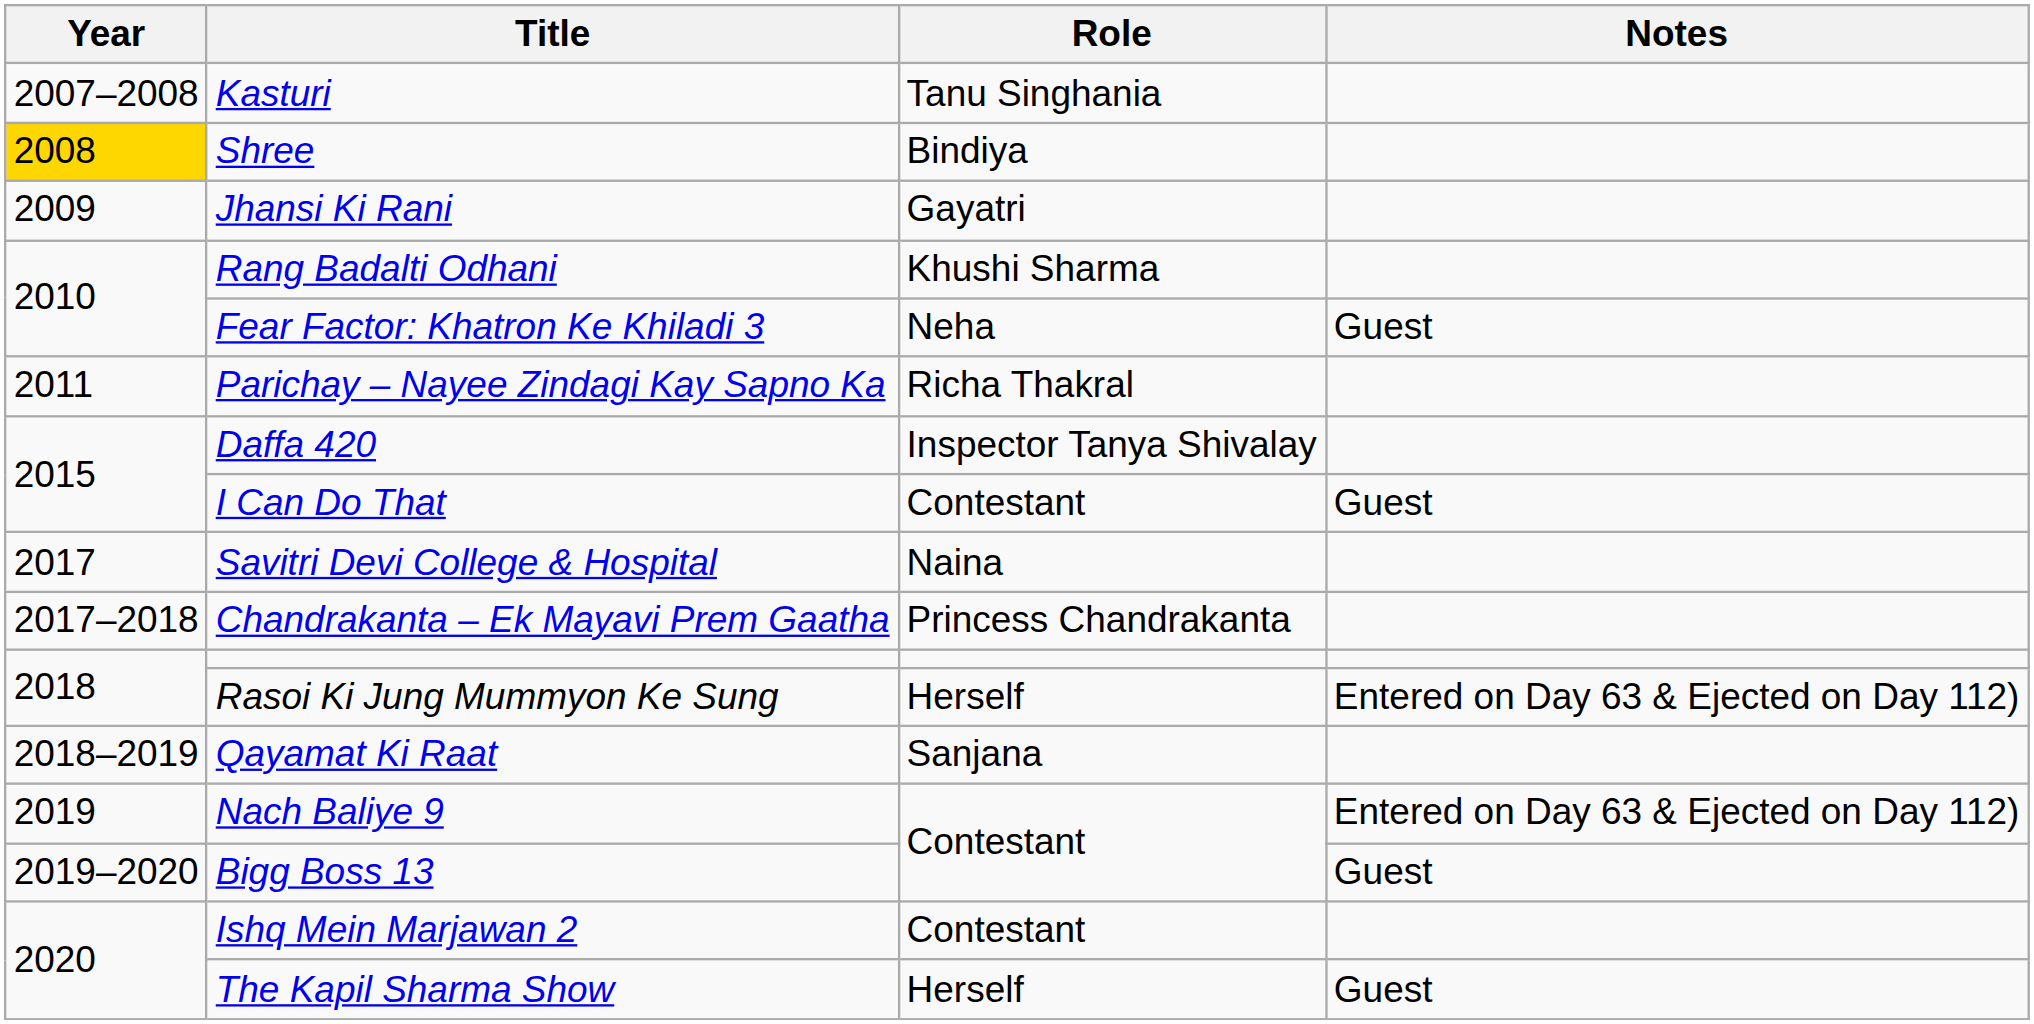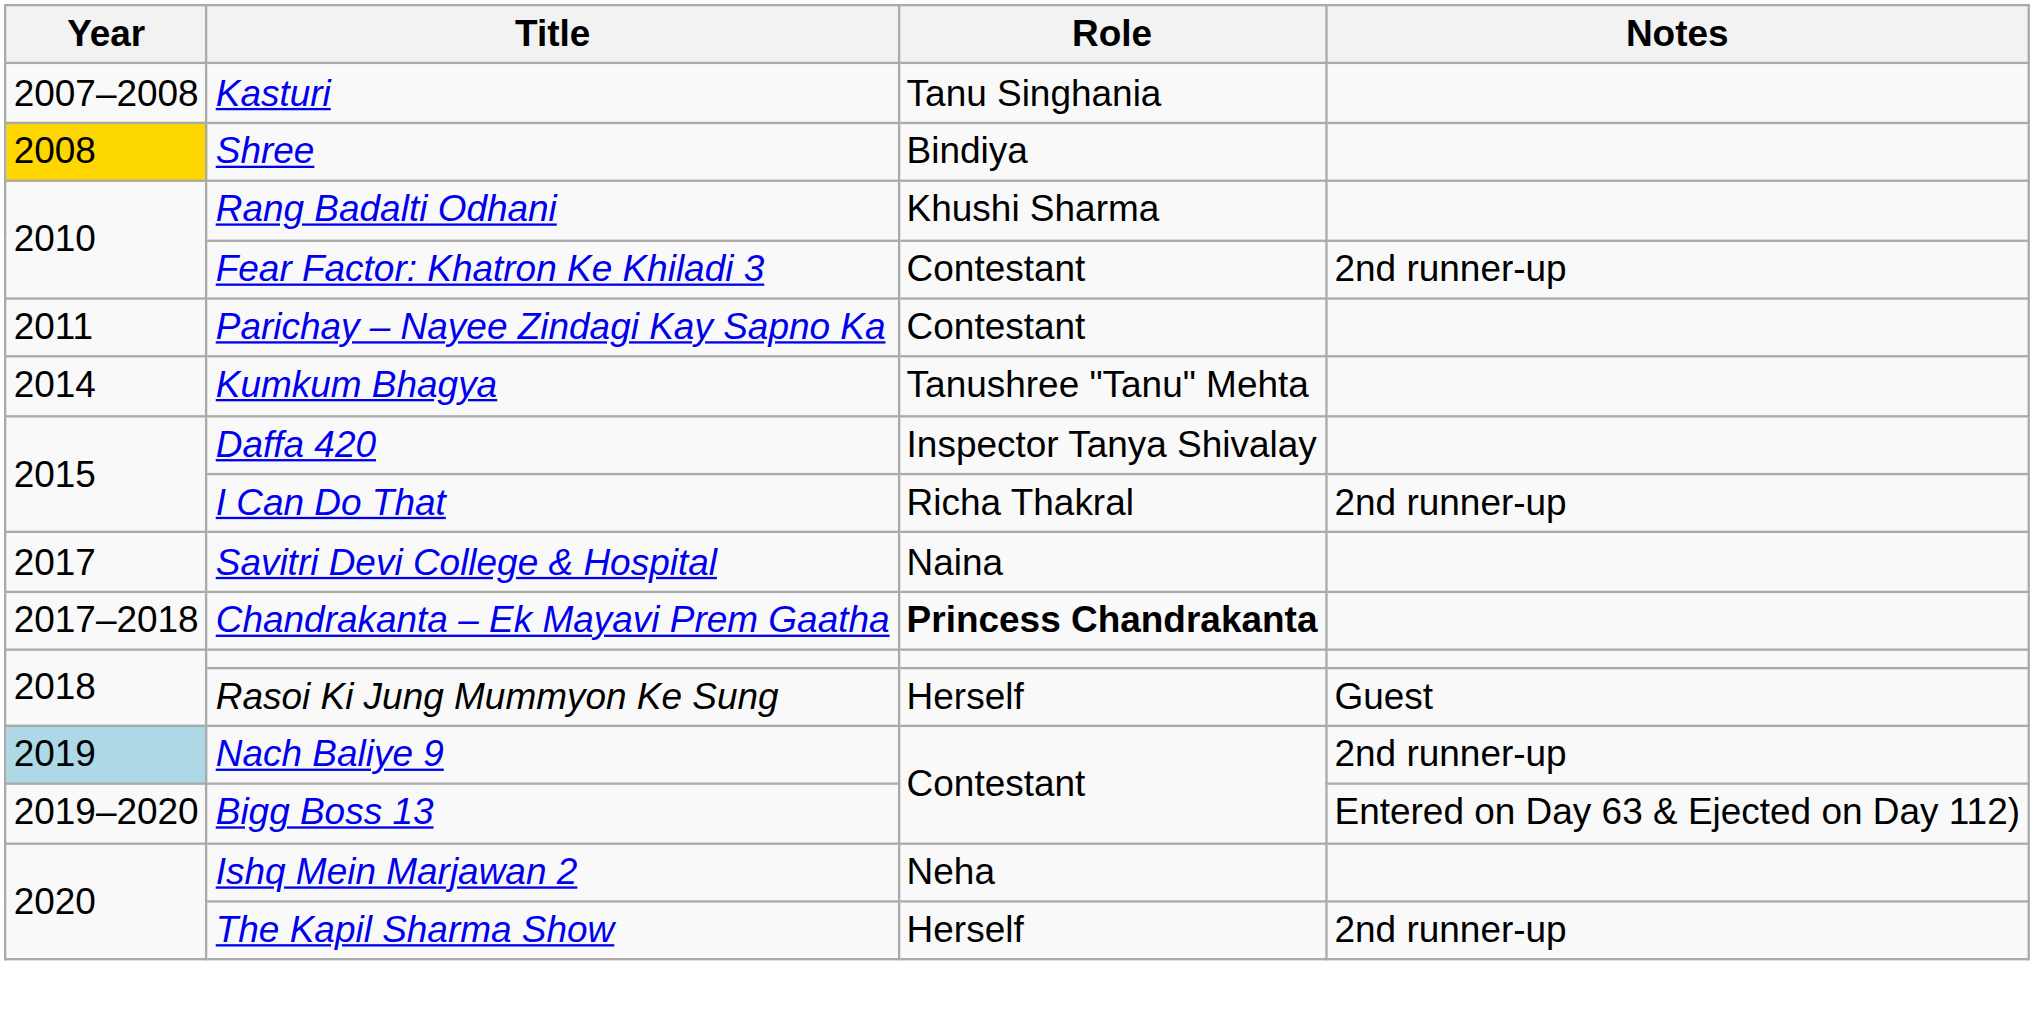- row: (334, 209)
(951, 326) Neha -> (996, 268) Contestant
(1383, 326) Guest -> (1451, 268) 2nd runner-up
(1020, 385) Richa Thakral -> (996, 326) Contestant
+ row: (356, 385)
(996, 502) Contestant -> (1020, 502) Richa Thakral
(1383, 502) Guest -> (1451, 502) 2nd runner-up
(1099, 619) normal -> (1112, 619) bold
(1677, 695) Entered on Day 63 & Ejected on Day 112) -> (1384, 695) Guest
- row: (356, 754)
(55, 812) no background -> (55, 754) lightblue background
(1677, 812) Entered on Day 63 & Ejected on Day 112) -> (1451, 754) 2nd runner-up
(1383, 871) Guest -> (1677, 812) Entered on Day 63 & Ejected on Day 112)
(996, 930) Contestant -> (951, 871) Neha
(1383, 988) Guest -> (1451, 930) 2nd runner-up
